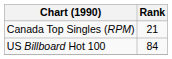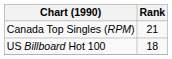(152, 46) 84 -> (152, 46) 18
